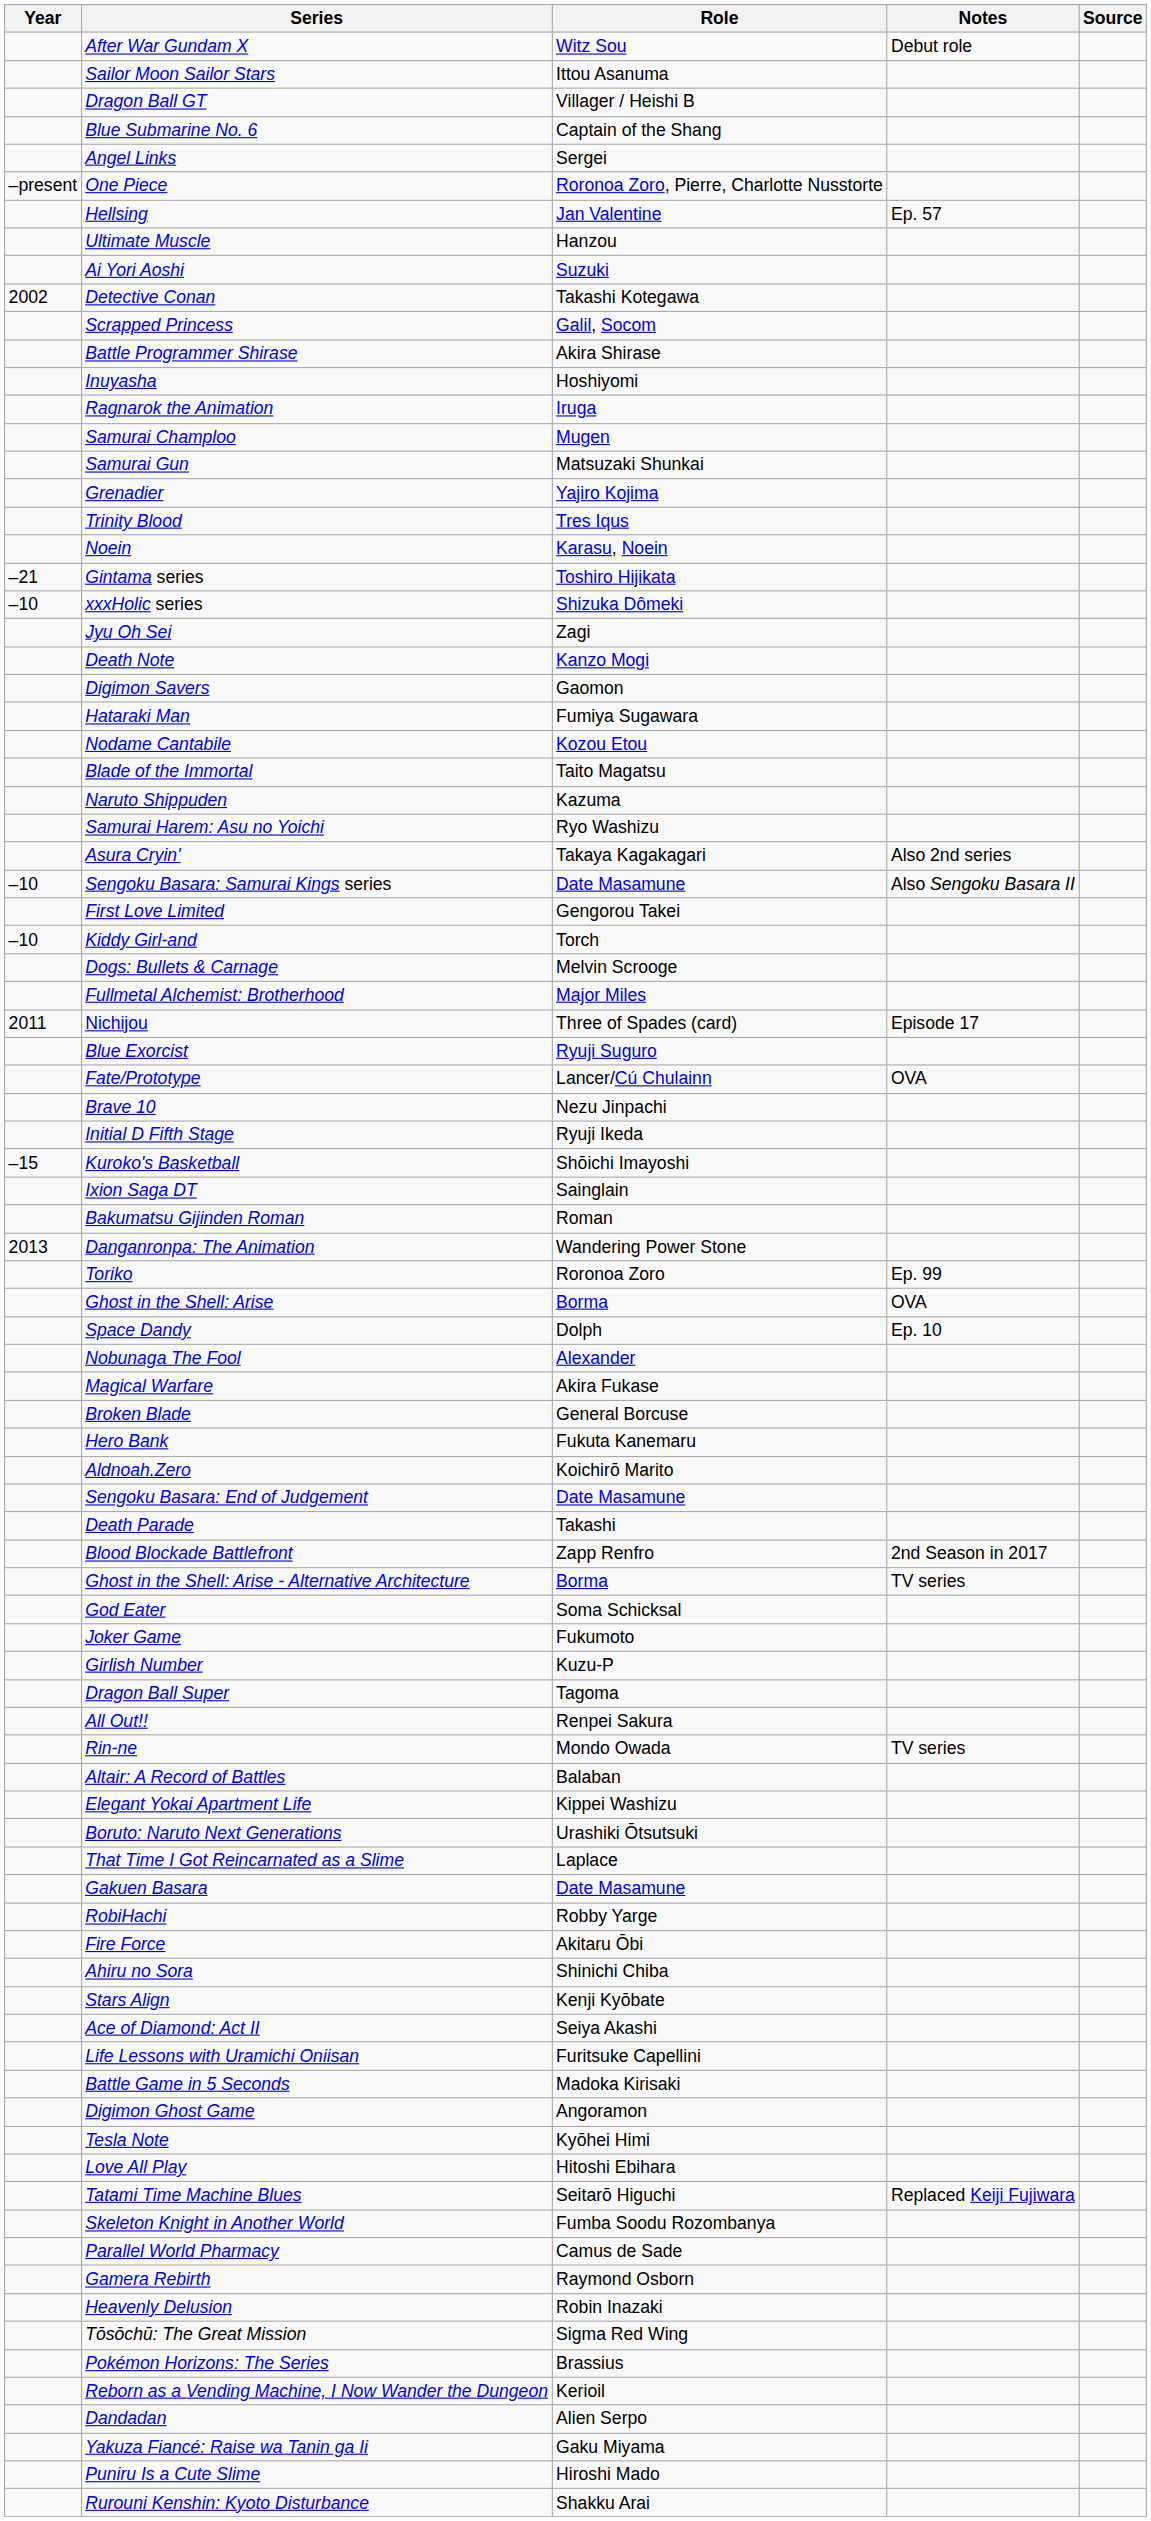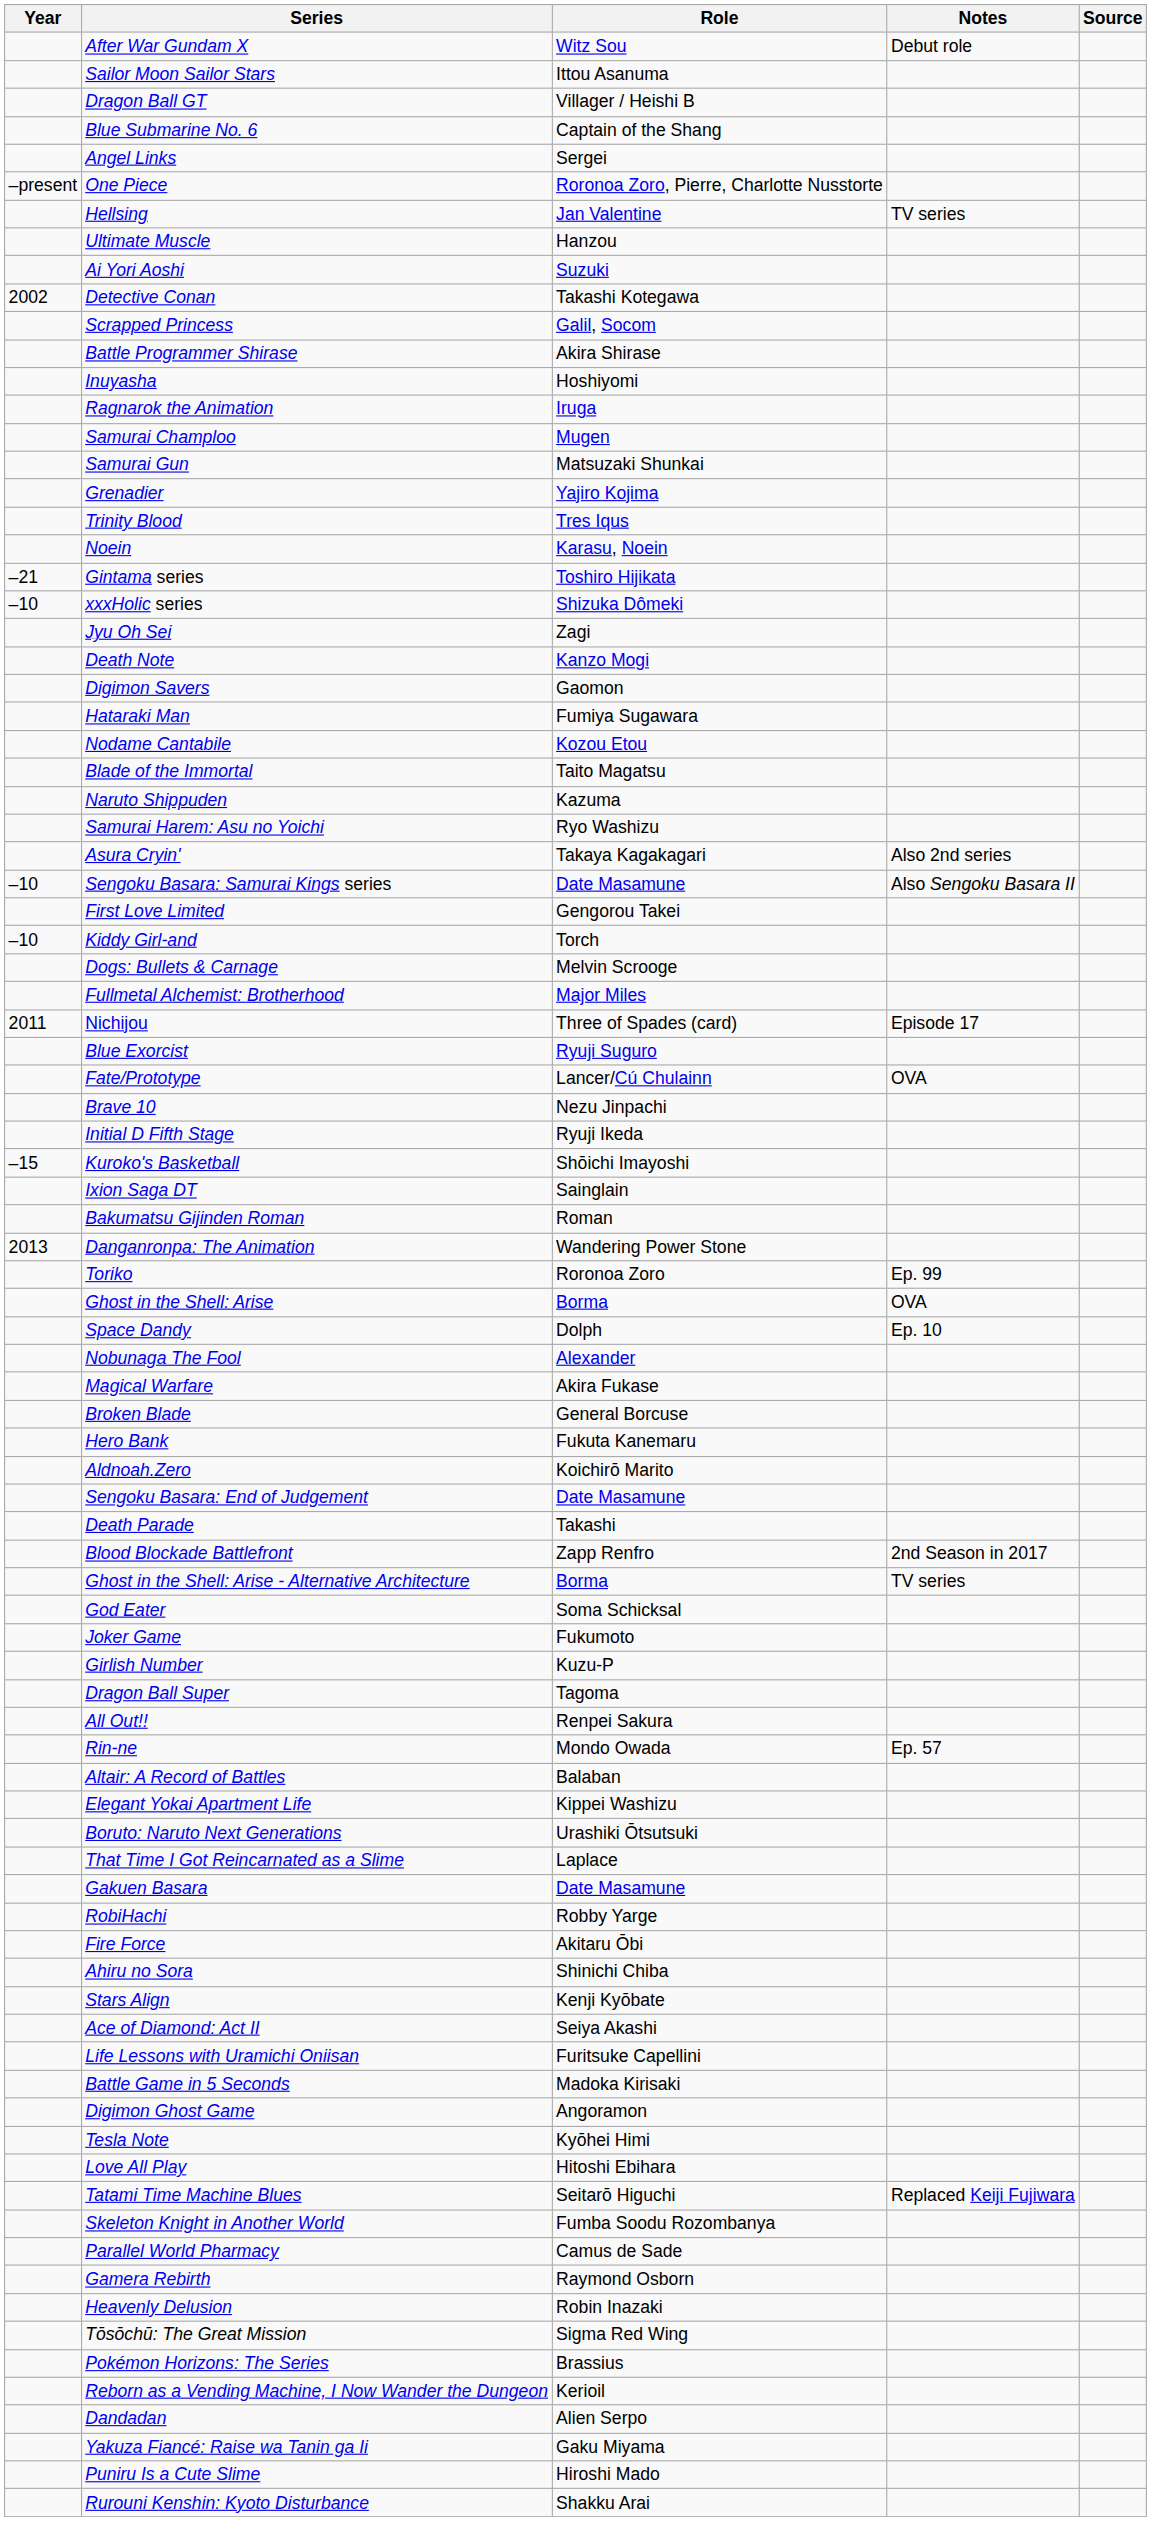(916, 213) Ep. 57 -> (928, 213) TV series
(928, 1749) TV series -> (916, 1749) Ep. 57
